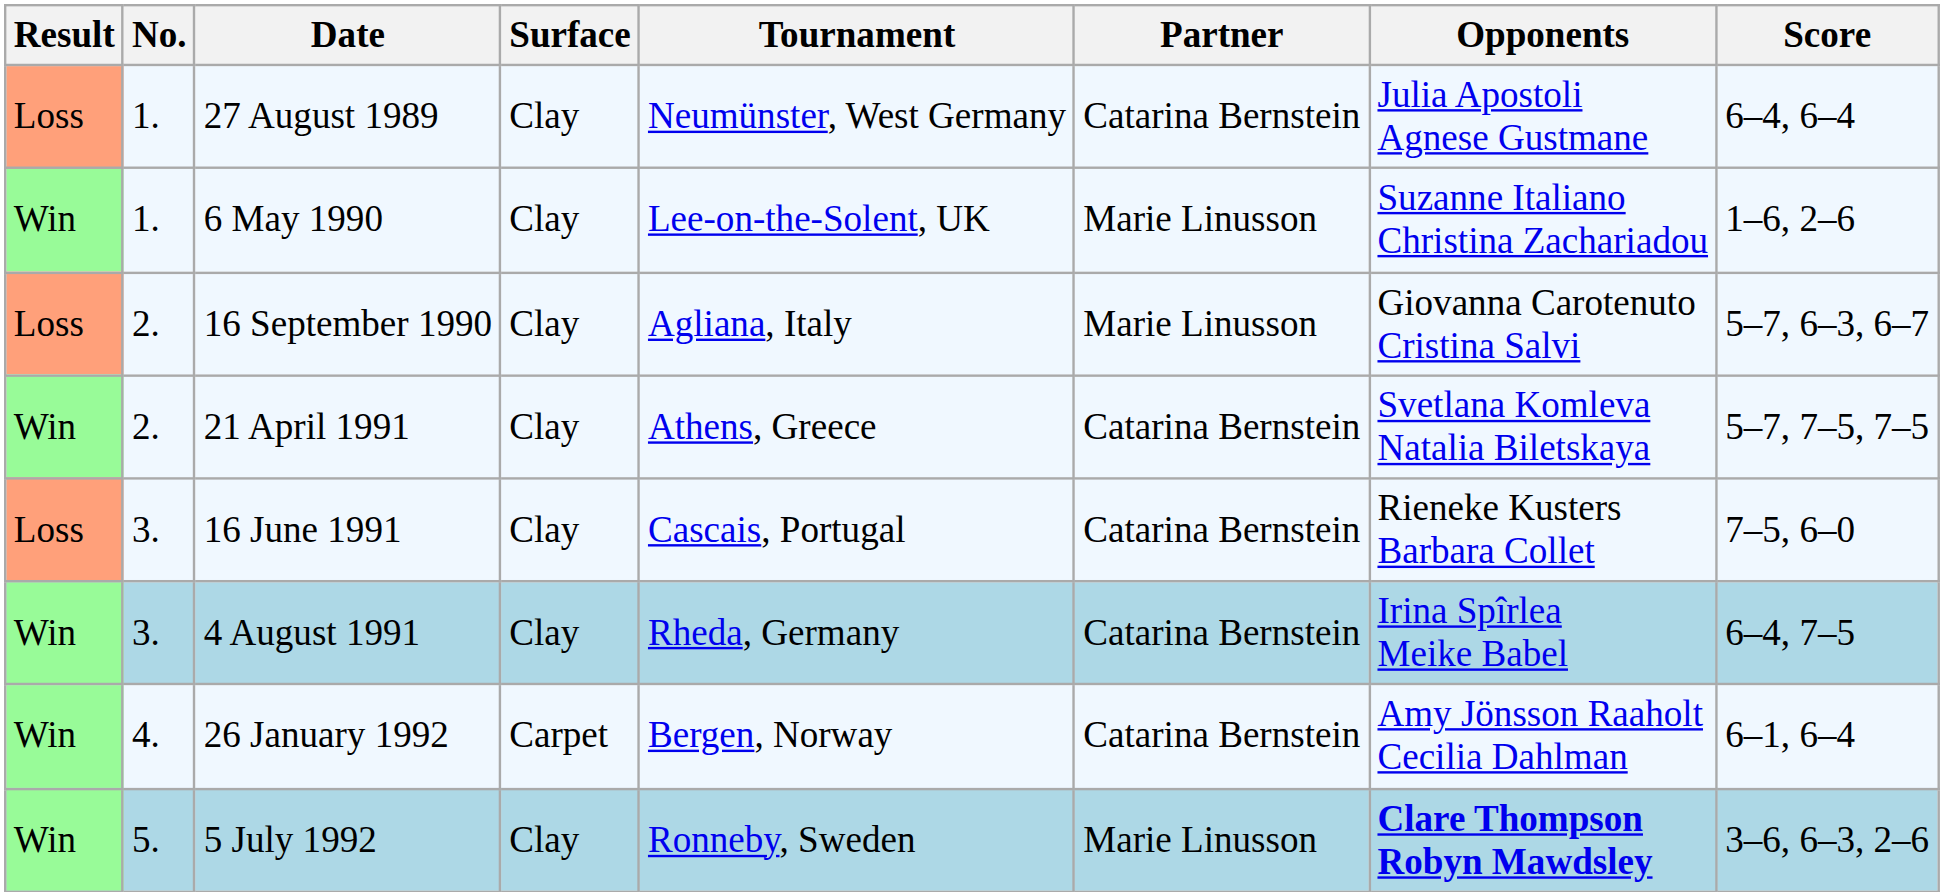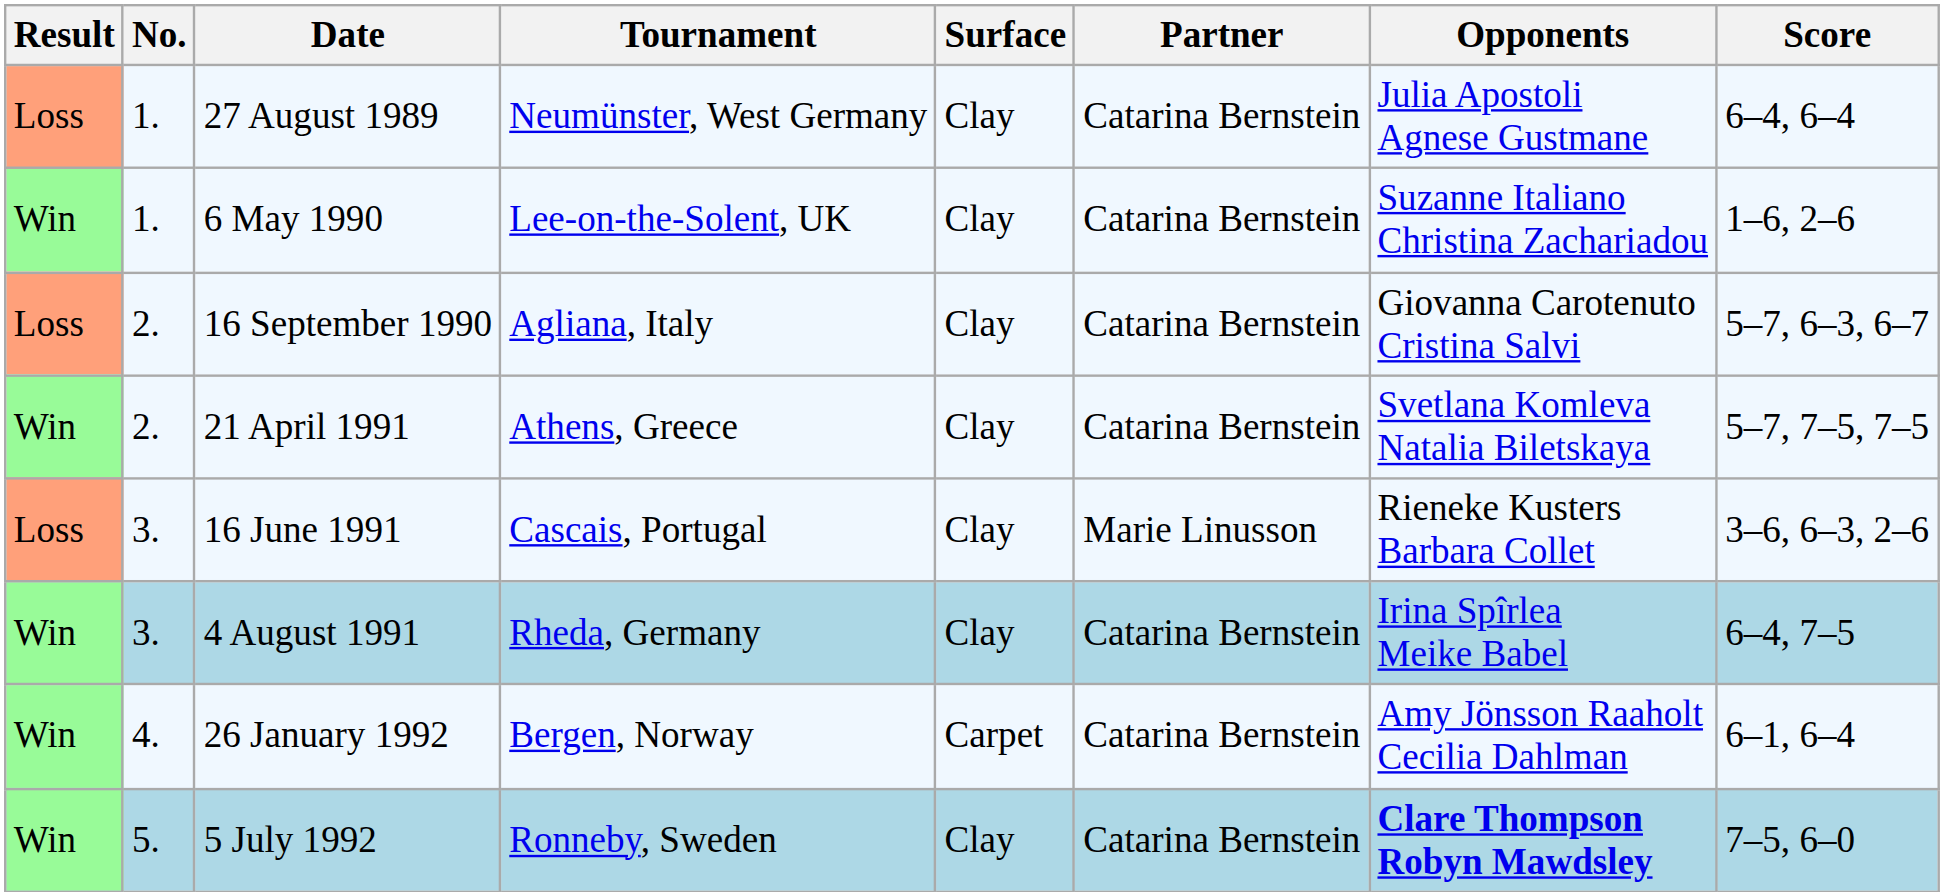columns swapped: (857, 34) <-> (570, 34)
(1200, 219) Marie Linusson -> (1222, 219) Catarina Bernstein
(1200, 322) Marie Linusson -> (1222, 322) Catarina Bernstein
(1222, 528) Catarina Bernstein -> (1200, 528) Marie Linusson
(1790, 528) 7–5, 6–0 -> (1827, 528) 3–6, 6–3, 2–6
(1200, 838) Marie Linusson -> (1222, 838) Catarina Bernstein
(1827, 838) 3–6, 6–3, 2–6 -> (1790, 838) 7–5, 6–0
